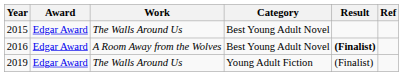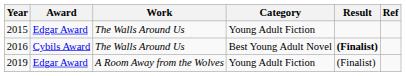(278, 29) Best Young Adult Novel -> (272, 29) Young Adult Fiction
(60, 46) Edgar Award -> (61, 46) Cybils Award
(157, 46) A Room Away from the Wolves -> (140, 46) The Walls Around Us
(137, 63) The Walls Around Us -> (159, 63) A Room Away from the Wolves
